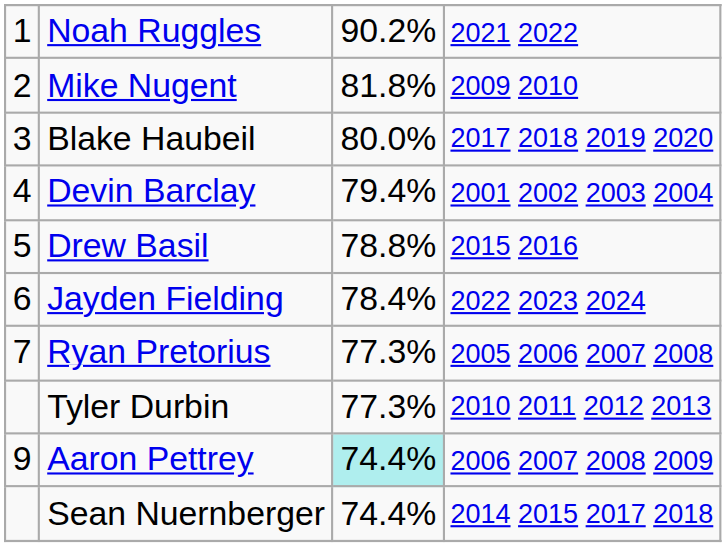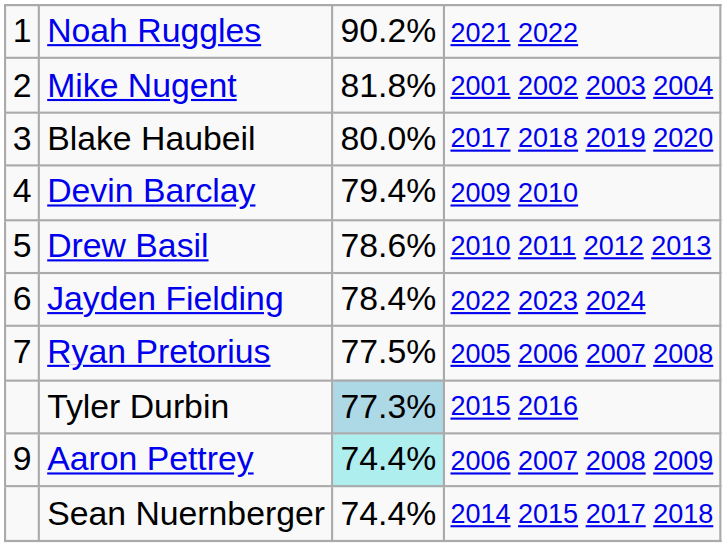(514, 85) 2009 2010 -> (582, 85) 2001 2002 2003 2004
(582, 192) 2001 2002 2003 2004 -> (514, 192) 2009 2010
(388, 245) 78.8% -> (388, 245) 78.6%
(514, 246) 2015 2016 -> (581, 246) 2010 2011 2012 2013
(388, 352) 77.3% -> (388, 352) 77.5%
(388, 406) no background -> (388, 406) lightblue background
(581, 407) 2010 2011 2012 2013 -> (514, 407) 2015 2016
